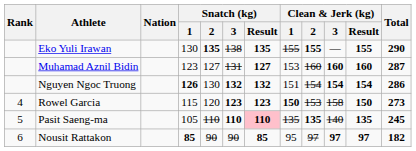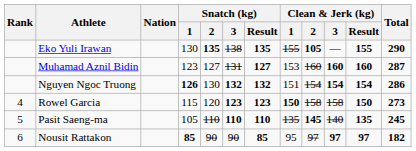(313, 48) 155 -> (313, 48) 105
(313, 102) 153 -> (313, 102) 158
(262, 119) pink background -> (262, 119) no background
(313, 119) 135 -> (313, 119) 145
